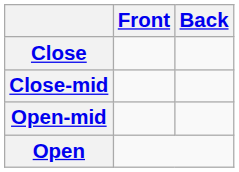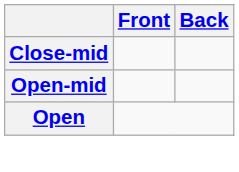- row: (59, 53)
